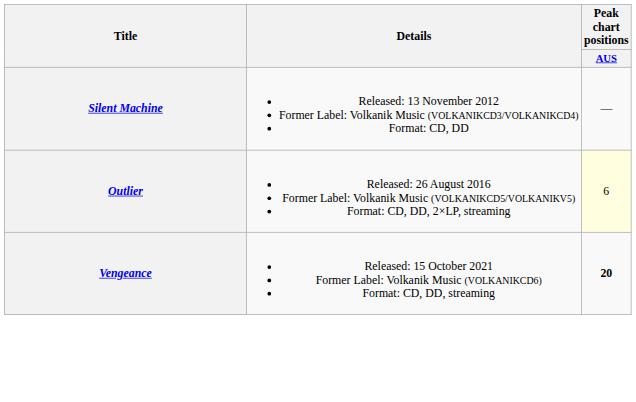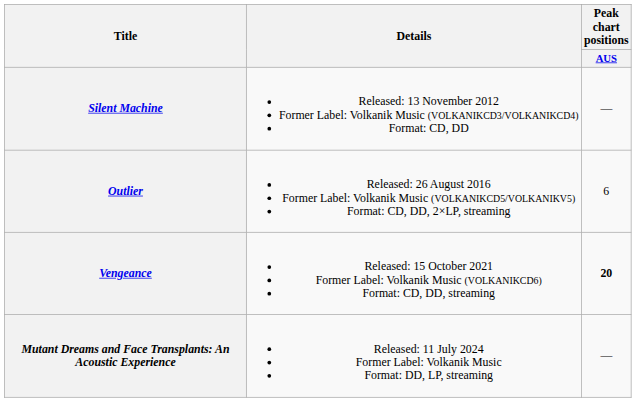(606, 191) lightyellow background -> (606, 191) no background
+ row: (125, 355)
